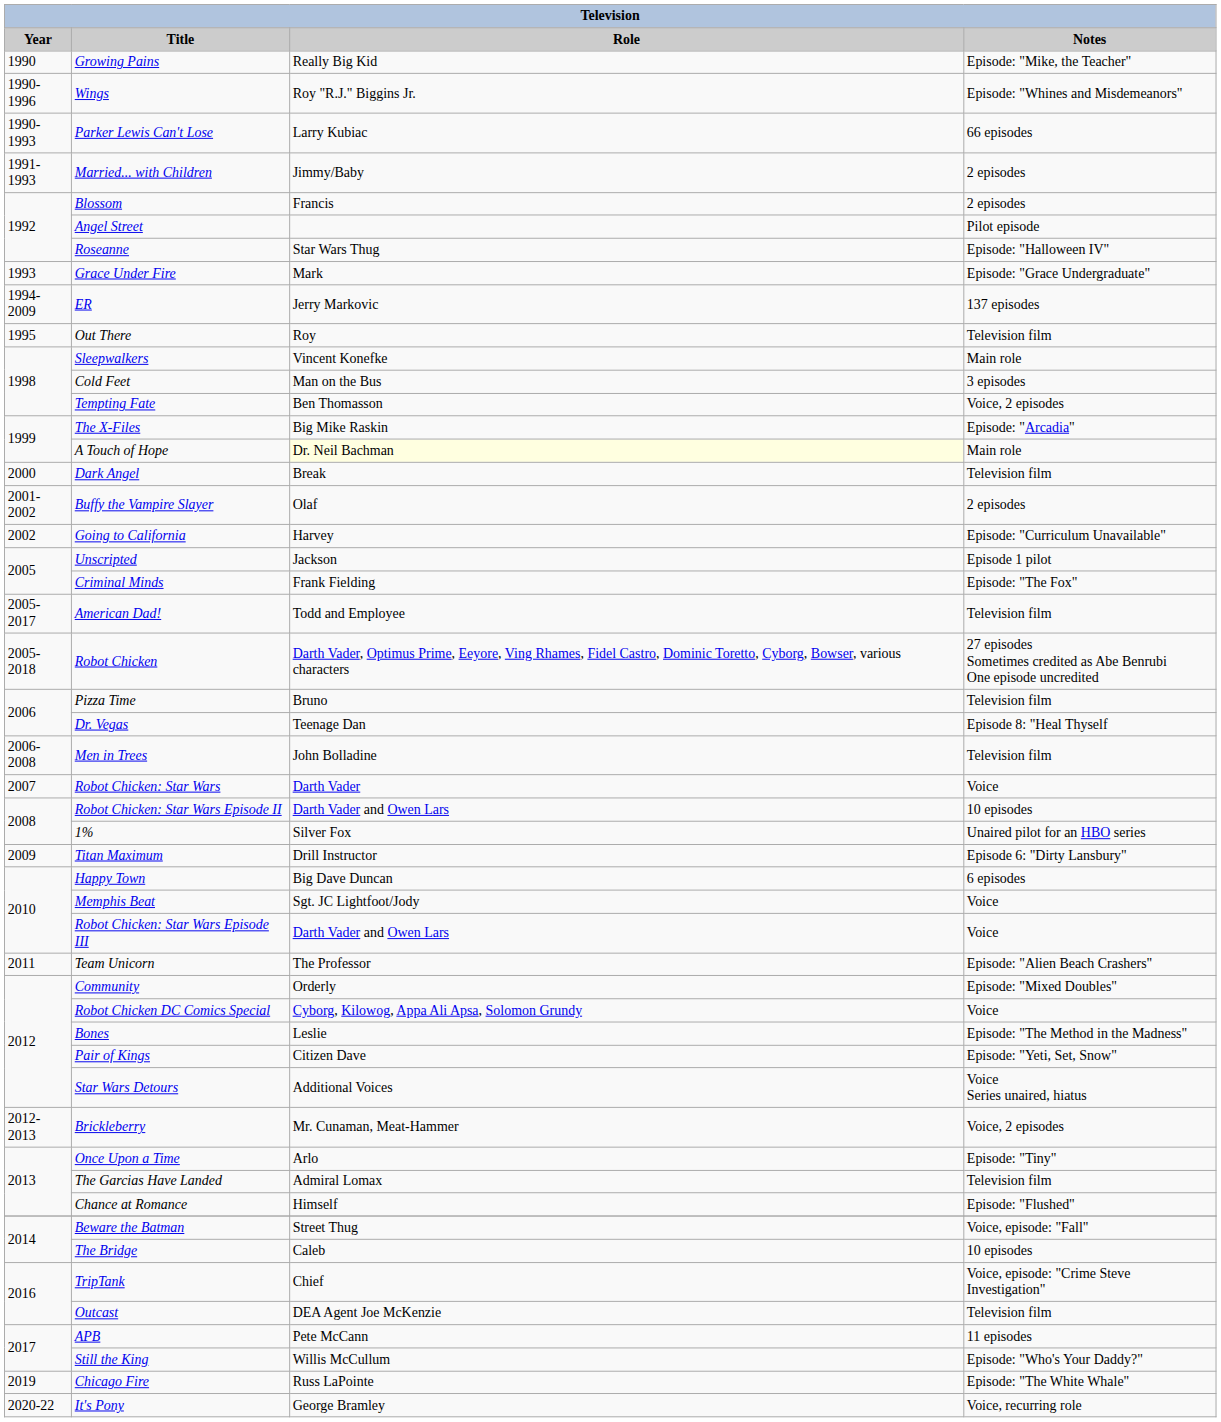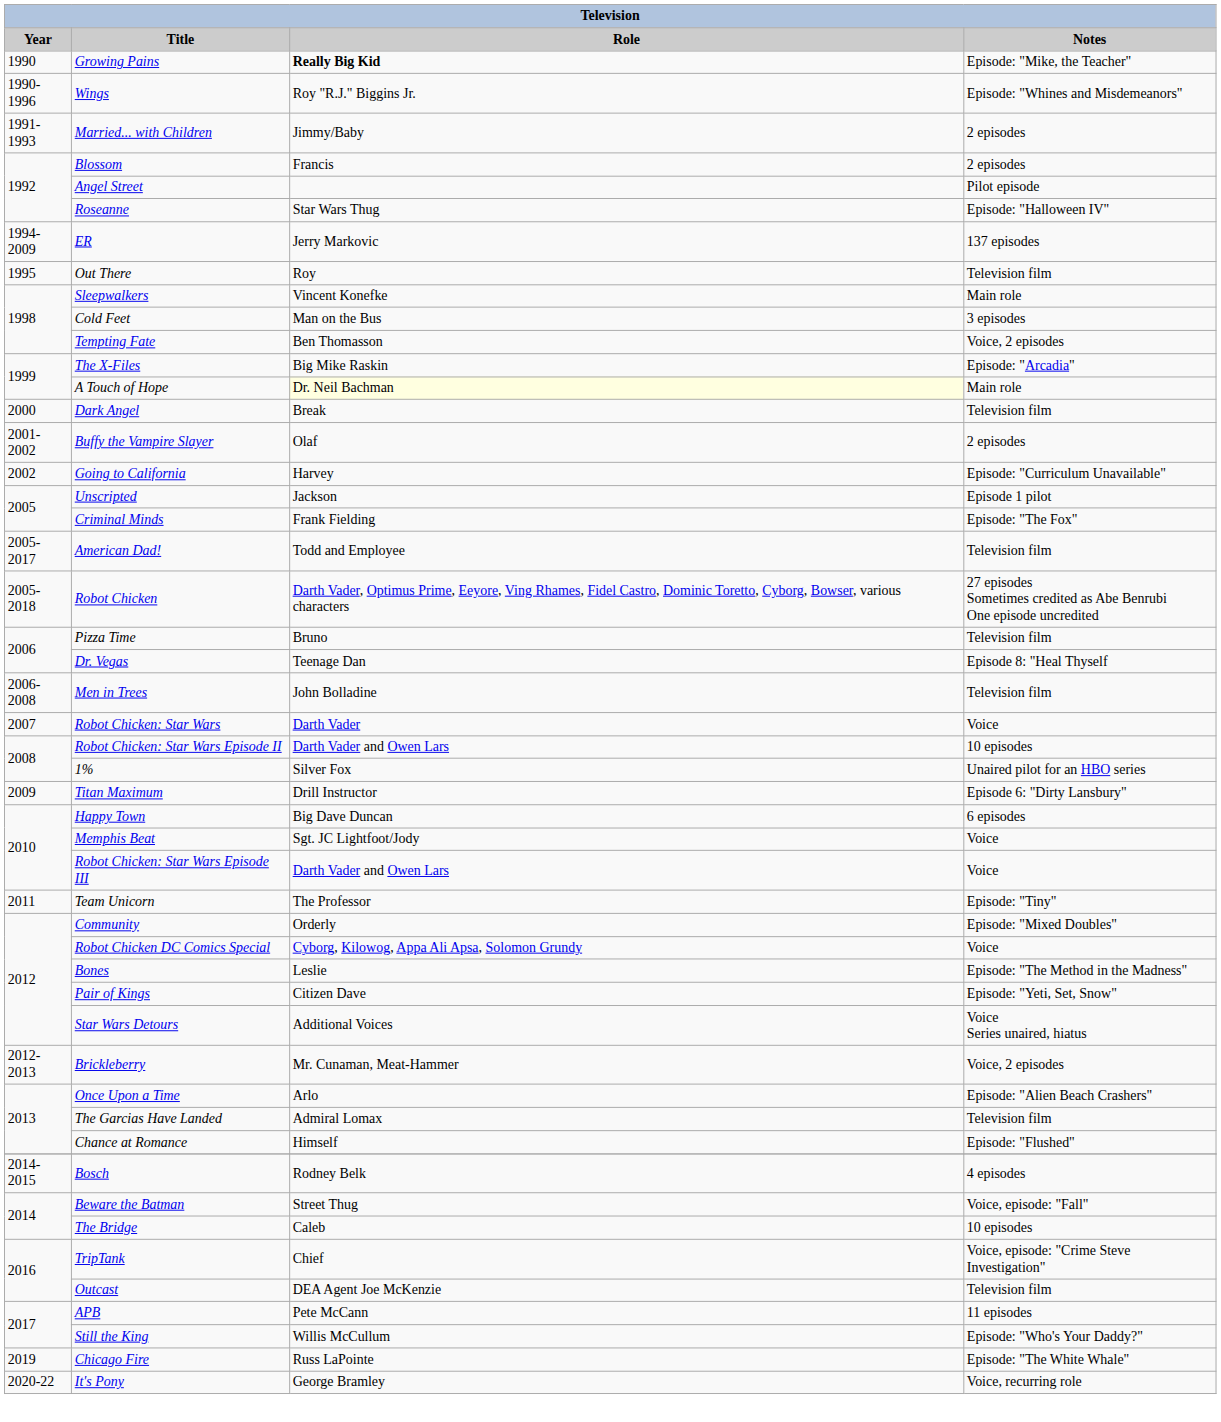(335, 62) normal -> (336, 62) bold
- row: (144, 133)
- row: (125, 273)
(1060, 964) Episode: "Alien Beach Crashers" -> (1012, 902) Episode: "Tiny"
(1012, 1158) Episode: "Tiny" -> (1060, 1096) Episode: "Alien Beach Crashers"
+ row: (92, 1173)
